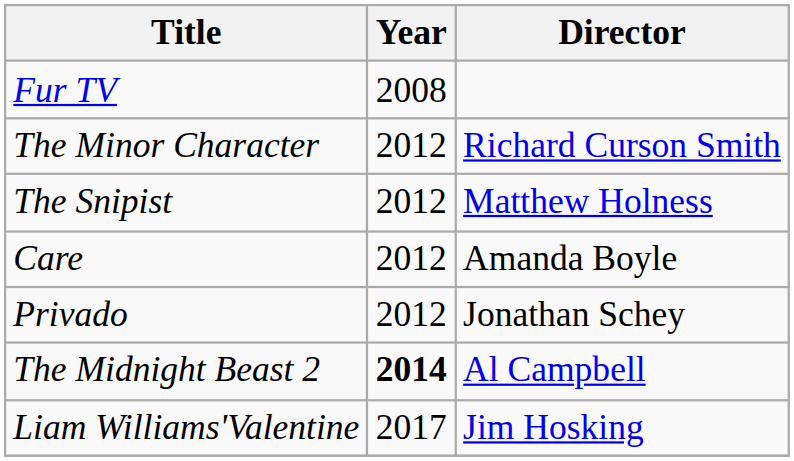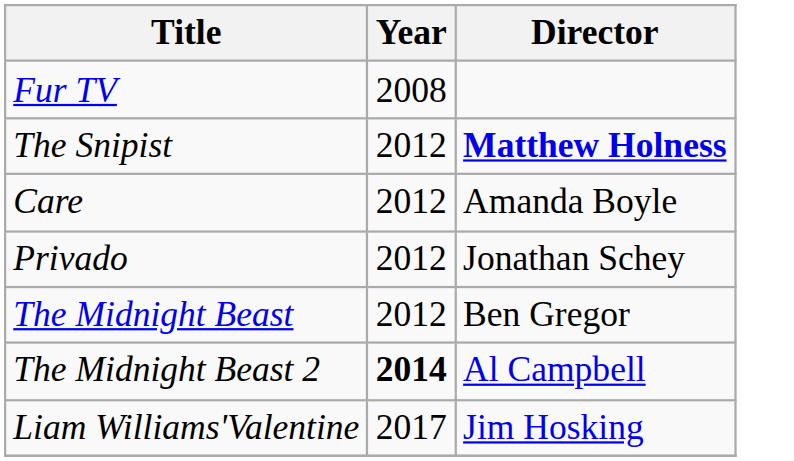- row: (166, 145)
(588, 201) normal -> (595, 145) bold
+ row: (153, 314)
